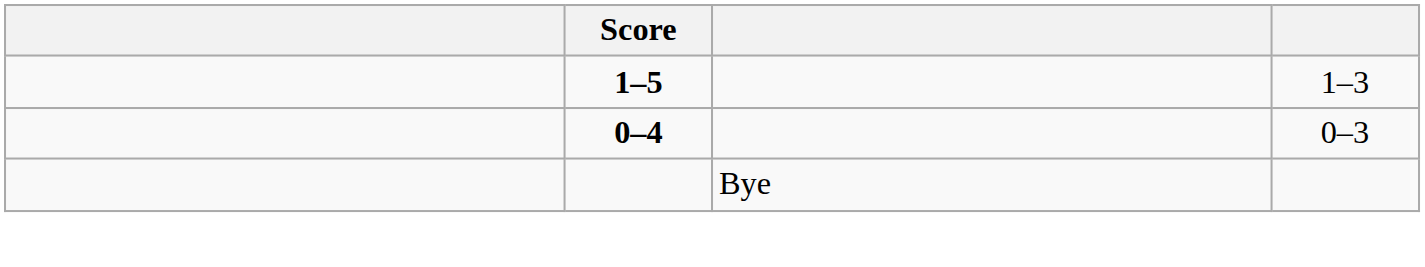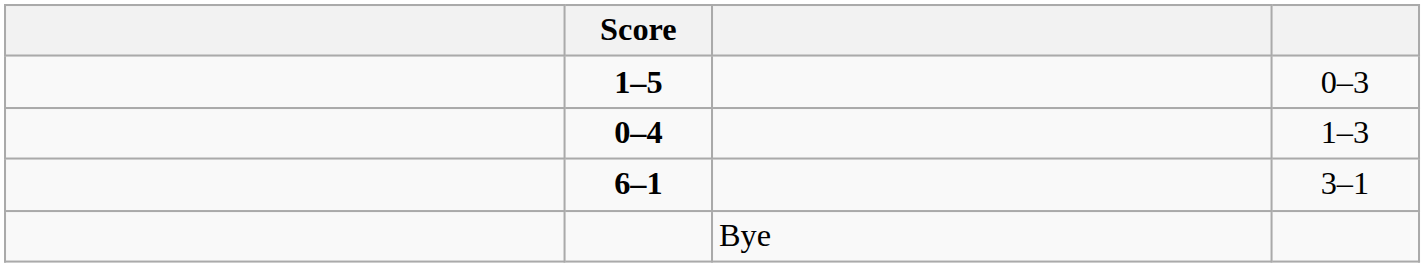(1345, 81) 1–3 -> (1345, 81) 0–3
(1345, 132) 0–3 -> (1345, 132) 1–3
+ row: (638, 183)
